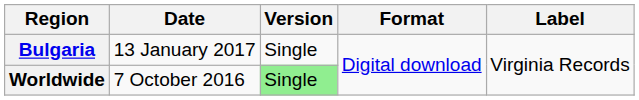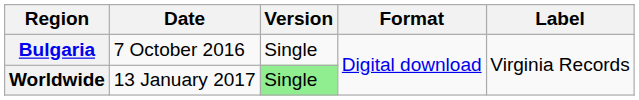(185, 49) 13 January 2017 -> (179, 49) 7 October 2016
(179, 79) 7 October 2016 -> (185, 79) 13 January 2017
